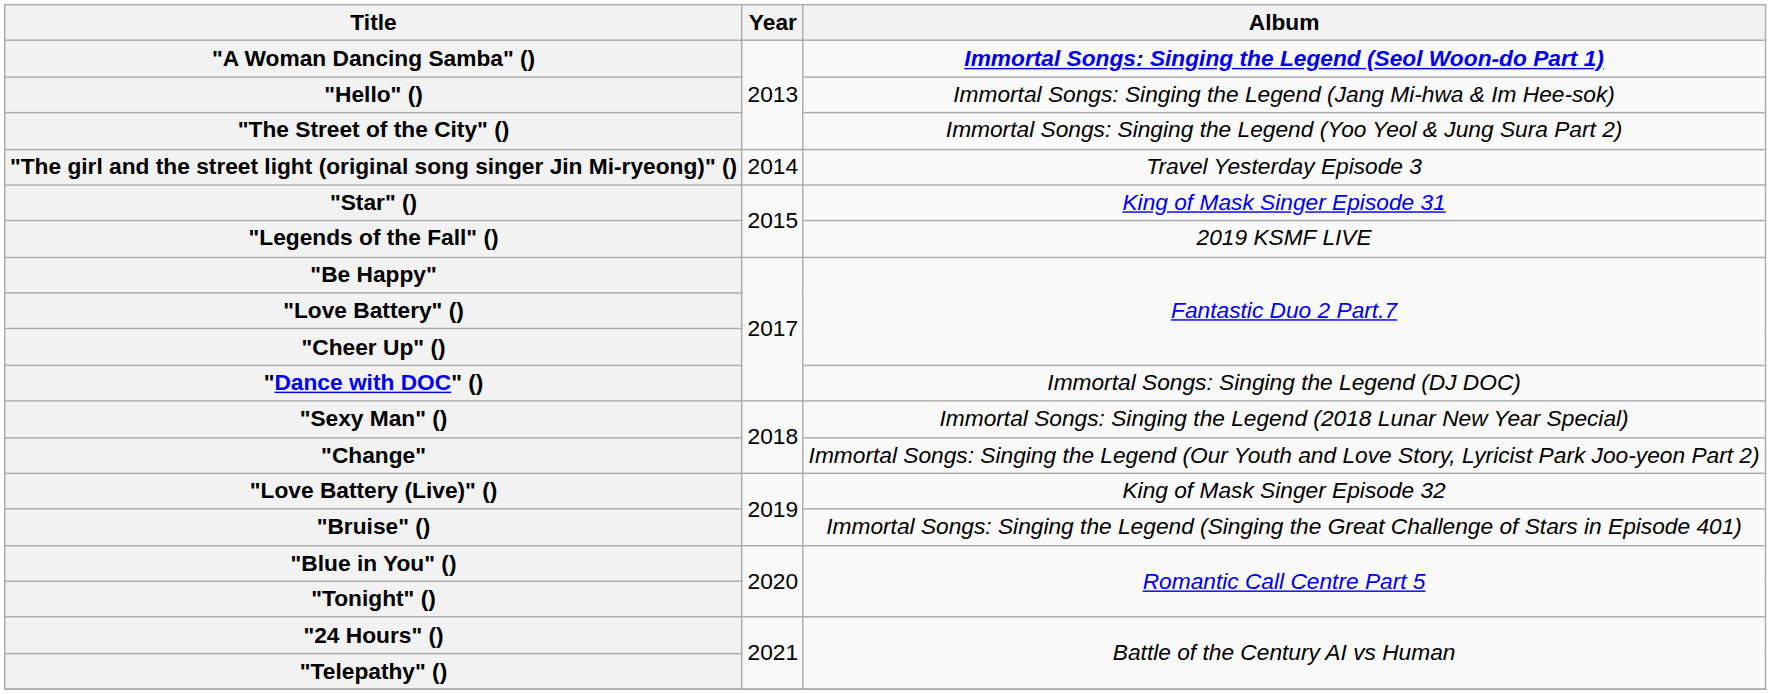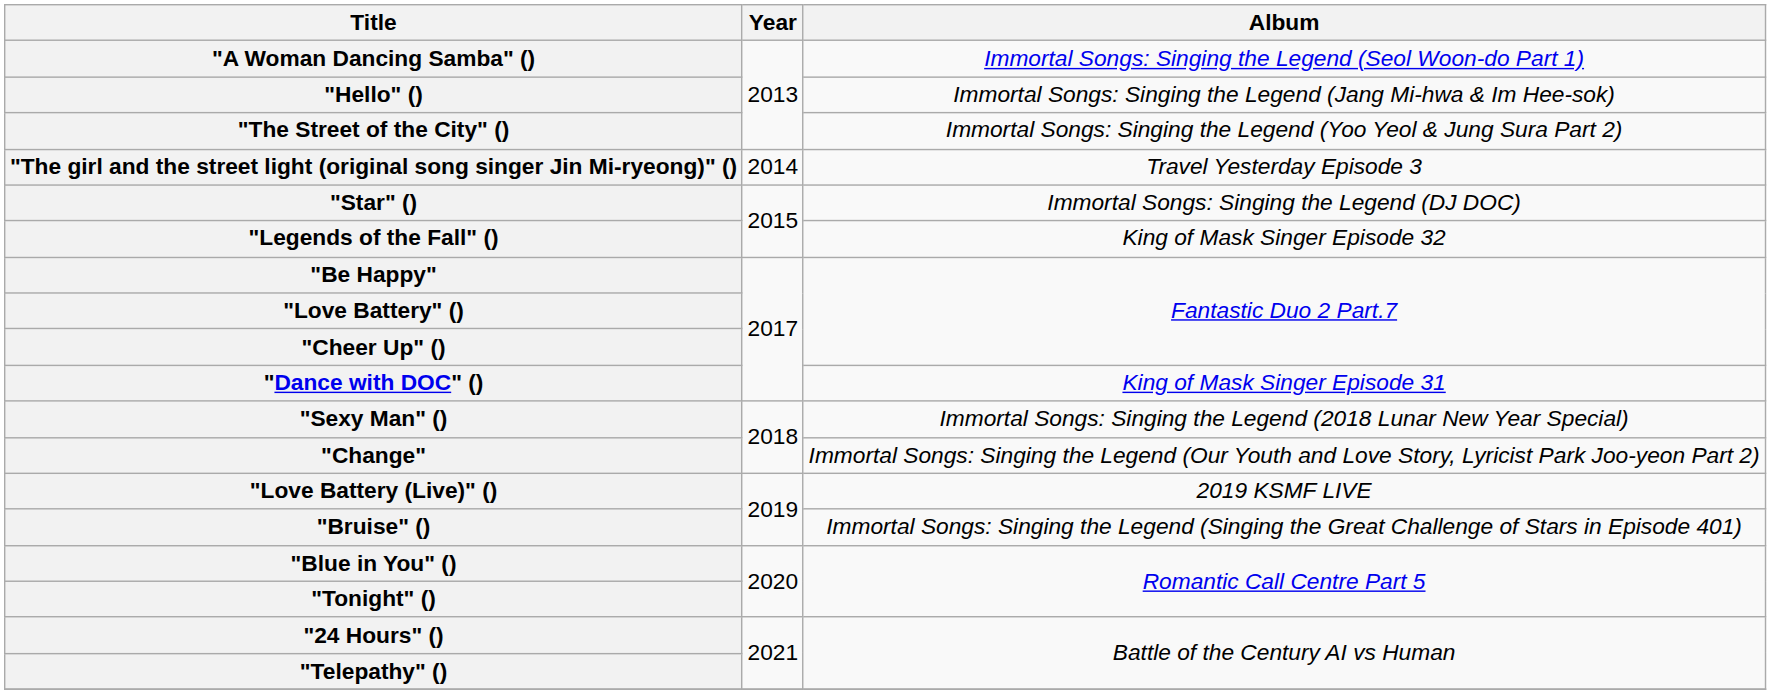(1284, 58) bold -> (1284, 58) normal
(1284, 202) King of Mask Singer Episode 31 -> (1284, 202) Immortal Songs: Singing the Legend (DJ DOC)
(1284, 238) 2019 KSMF LIVE -> (1284, 238) King of Mask Singer Episode 32
(1284, 382) Immortal Songs: Singing the Legend (DJ DOC) -> (1284, 382) King of Mask Singer Episode 31
(1284, 490) King of Mask Singer Episode 32 -> (1284, 490) 2019 KSMF LIVE
